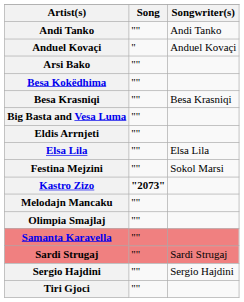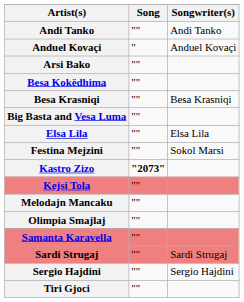- row: (67, 133)
+ row: (67, 185)
